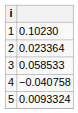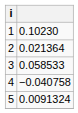(42, 48) 0.023364 -> (42, 48) 0.021364
(45, 100) 0.0093324 -> (45, 100) 0.0091324
